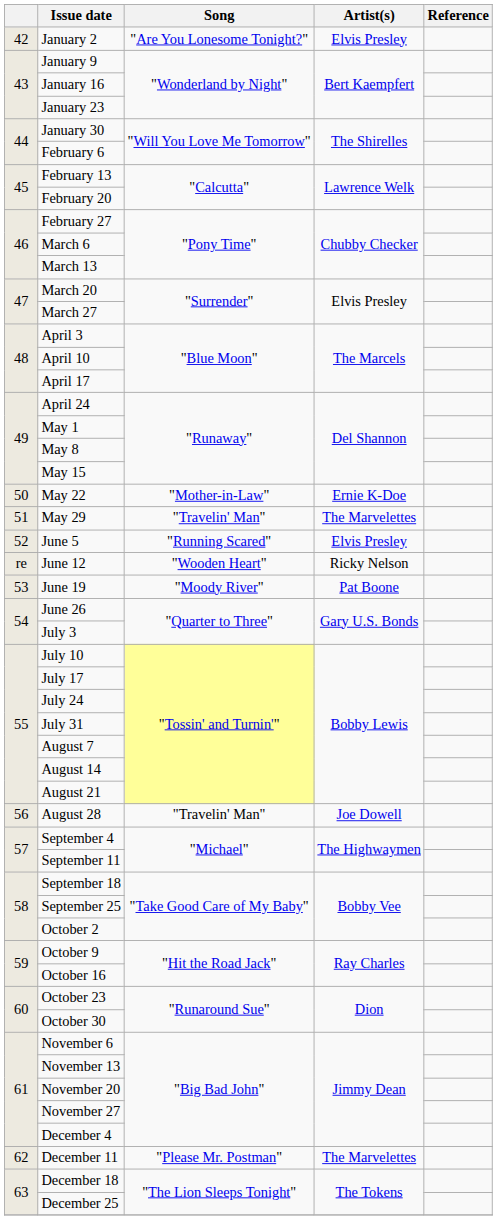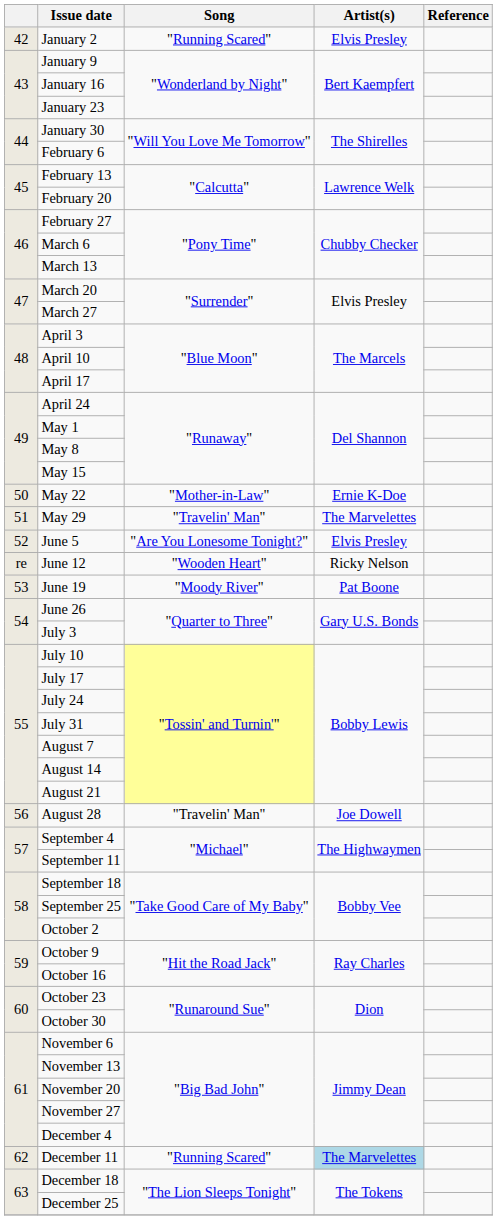(219, 38) "Are You Lonesome Tonight?" -> (219, 38) "Running Scared"
(219, 541) "Running Scared" -> (219, 541) "Are You Lonesome Tonight?"
(219, 1157) "Please Mr. Postman" -> (219, 1157) "Running Scared"
(369, 1157) no background -> (369, 1157) lightblue background
